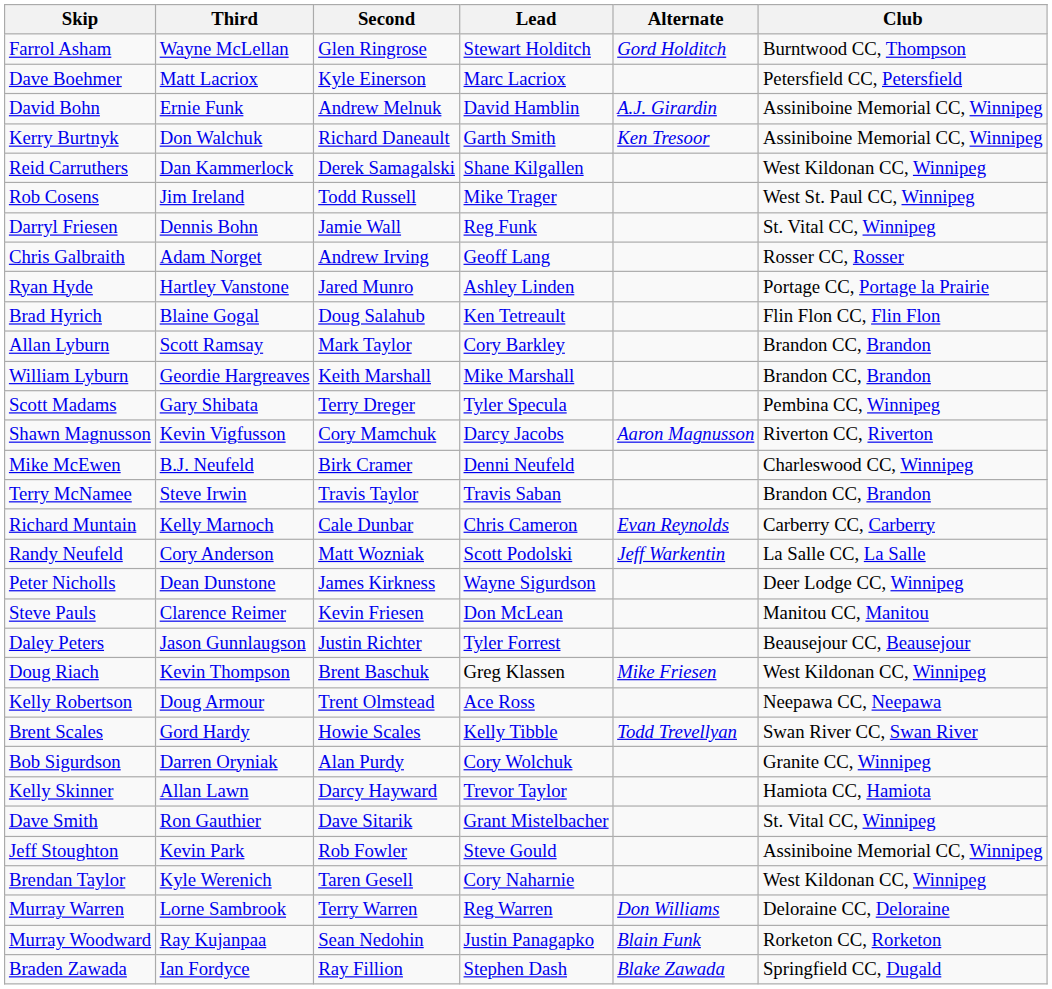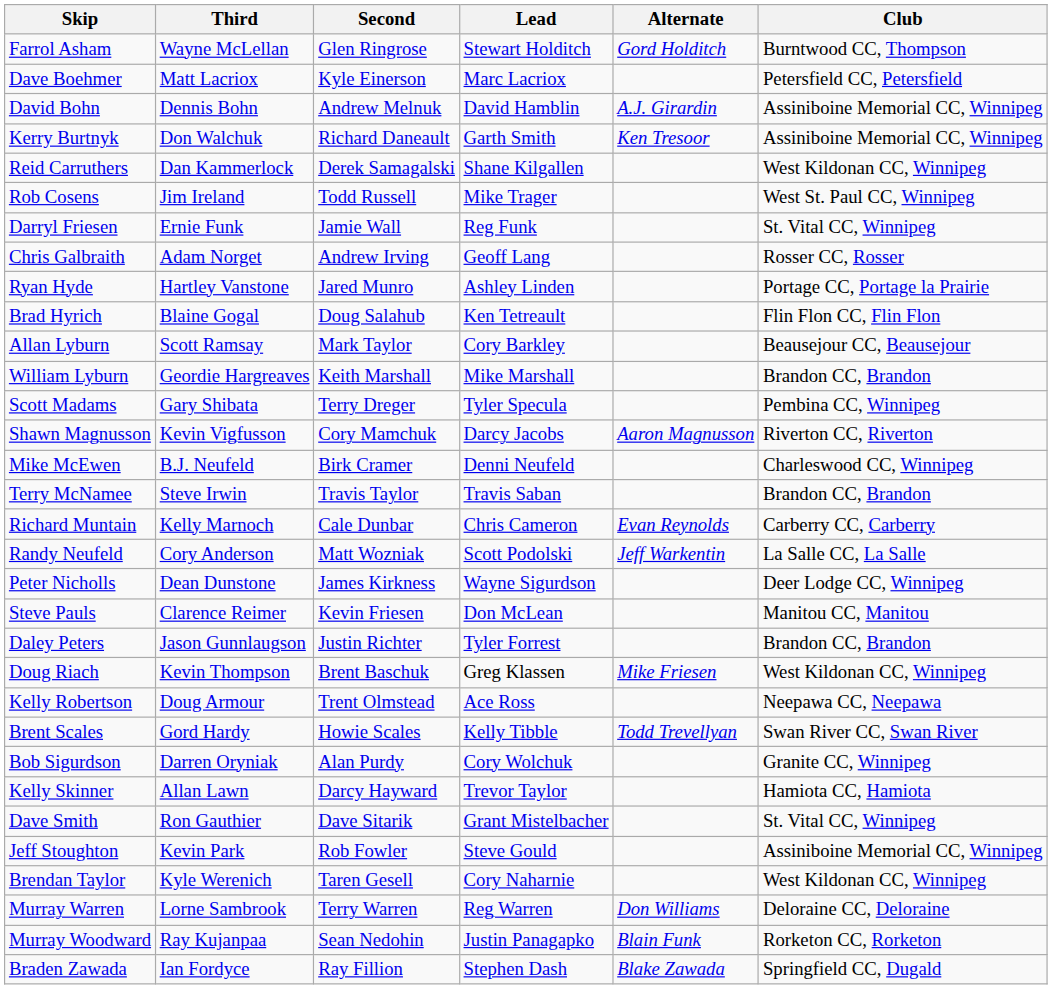(202, 108) Ernie Funk -> (209, 108) Dennis Bohn
(209, 227) Dennis Bohn -> (202, 227) Ernie Funk
(847, 345) Brandon CC, Brandon -> (867, 345) Beausejour CC, Beausejour
(867, 642) Beausejour CC, Beausejour -> (847, 642) Brandon CC, Brandon
